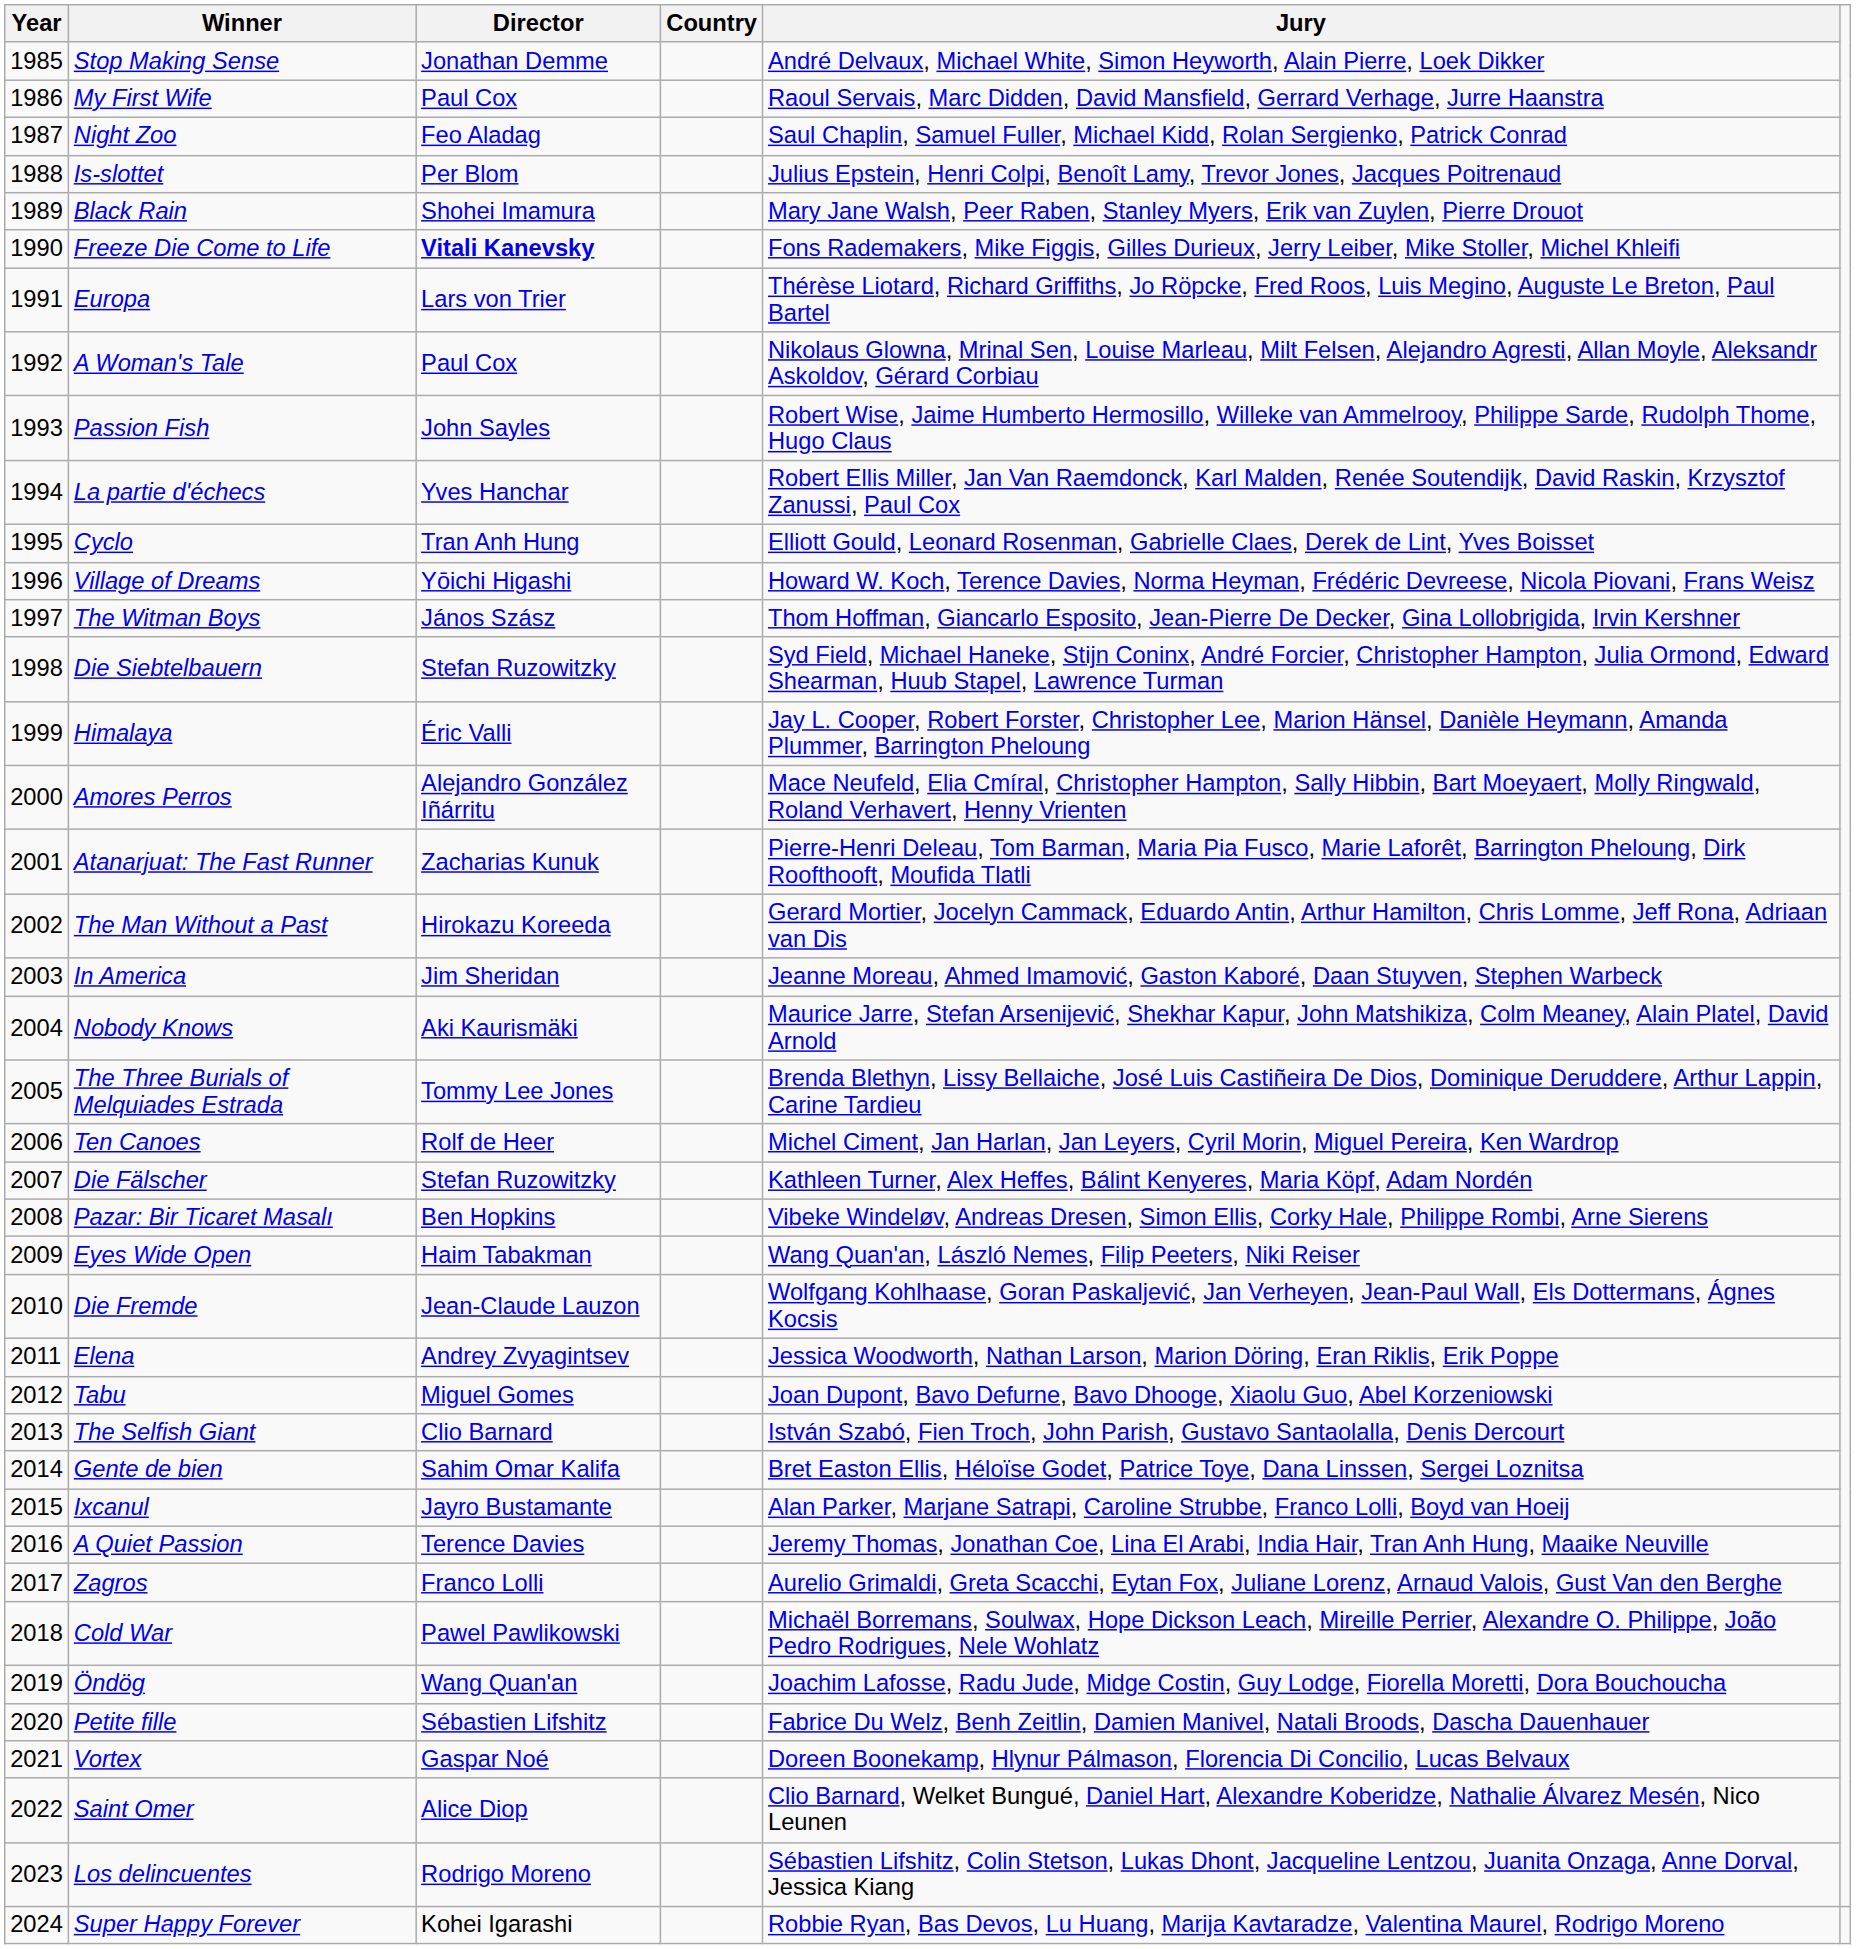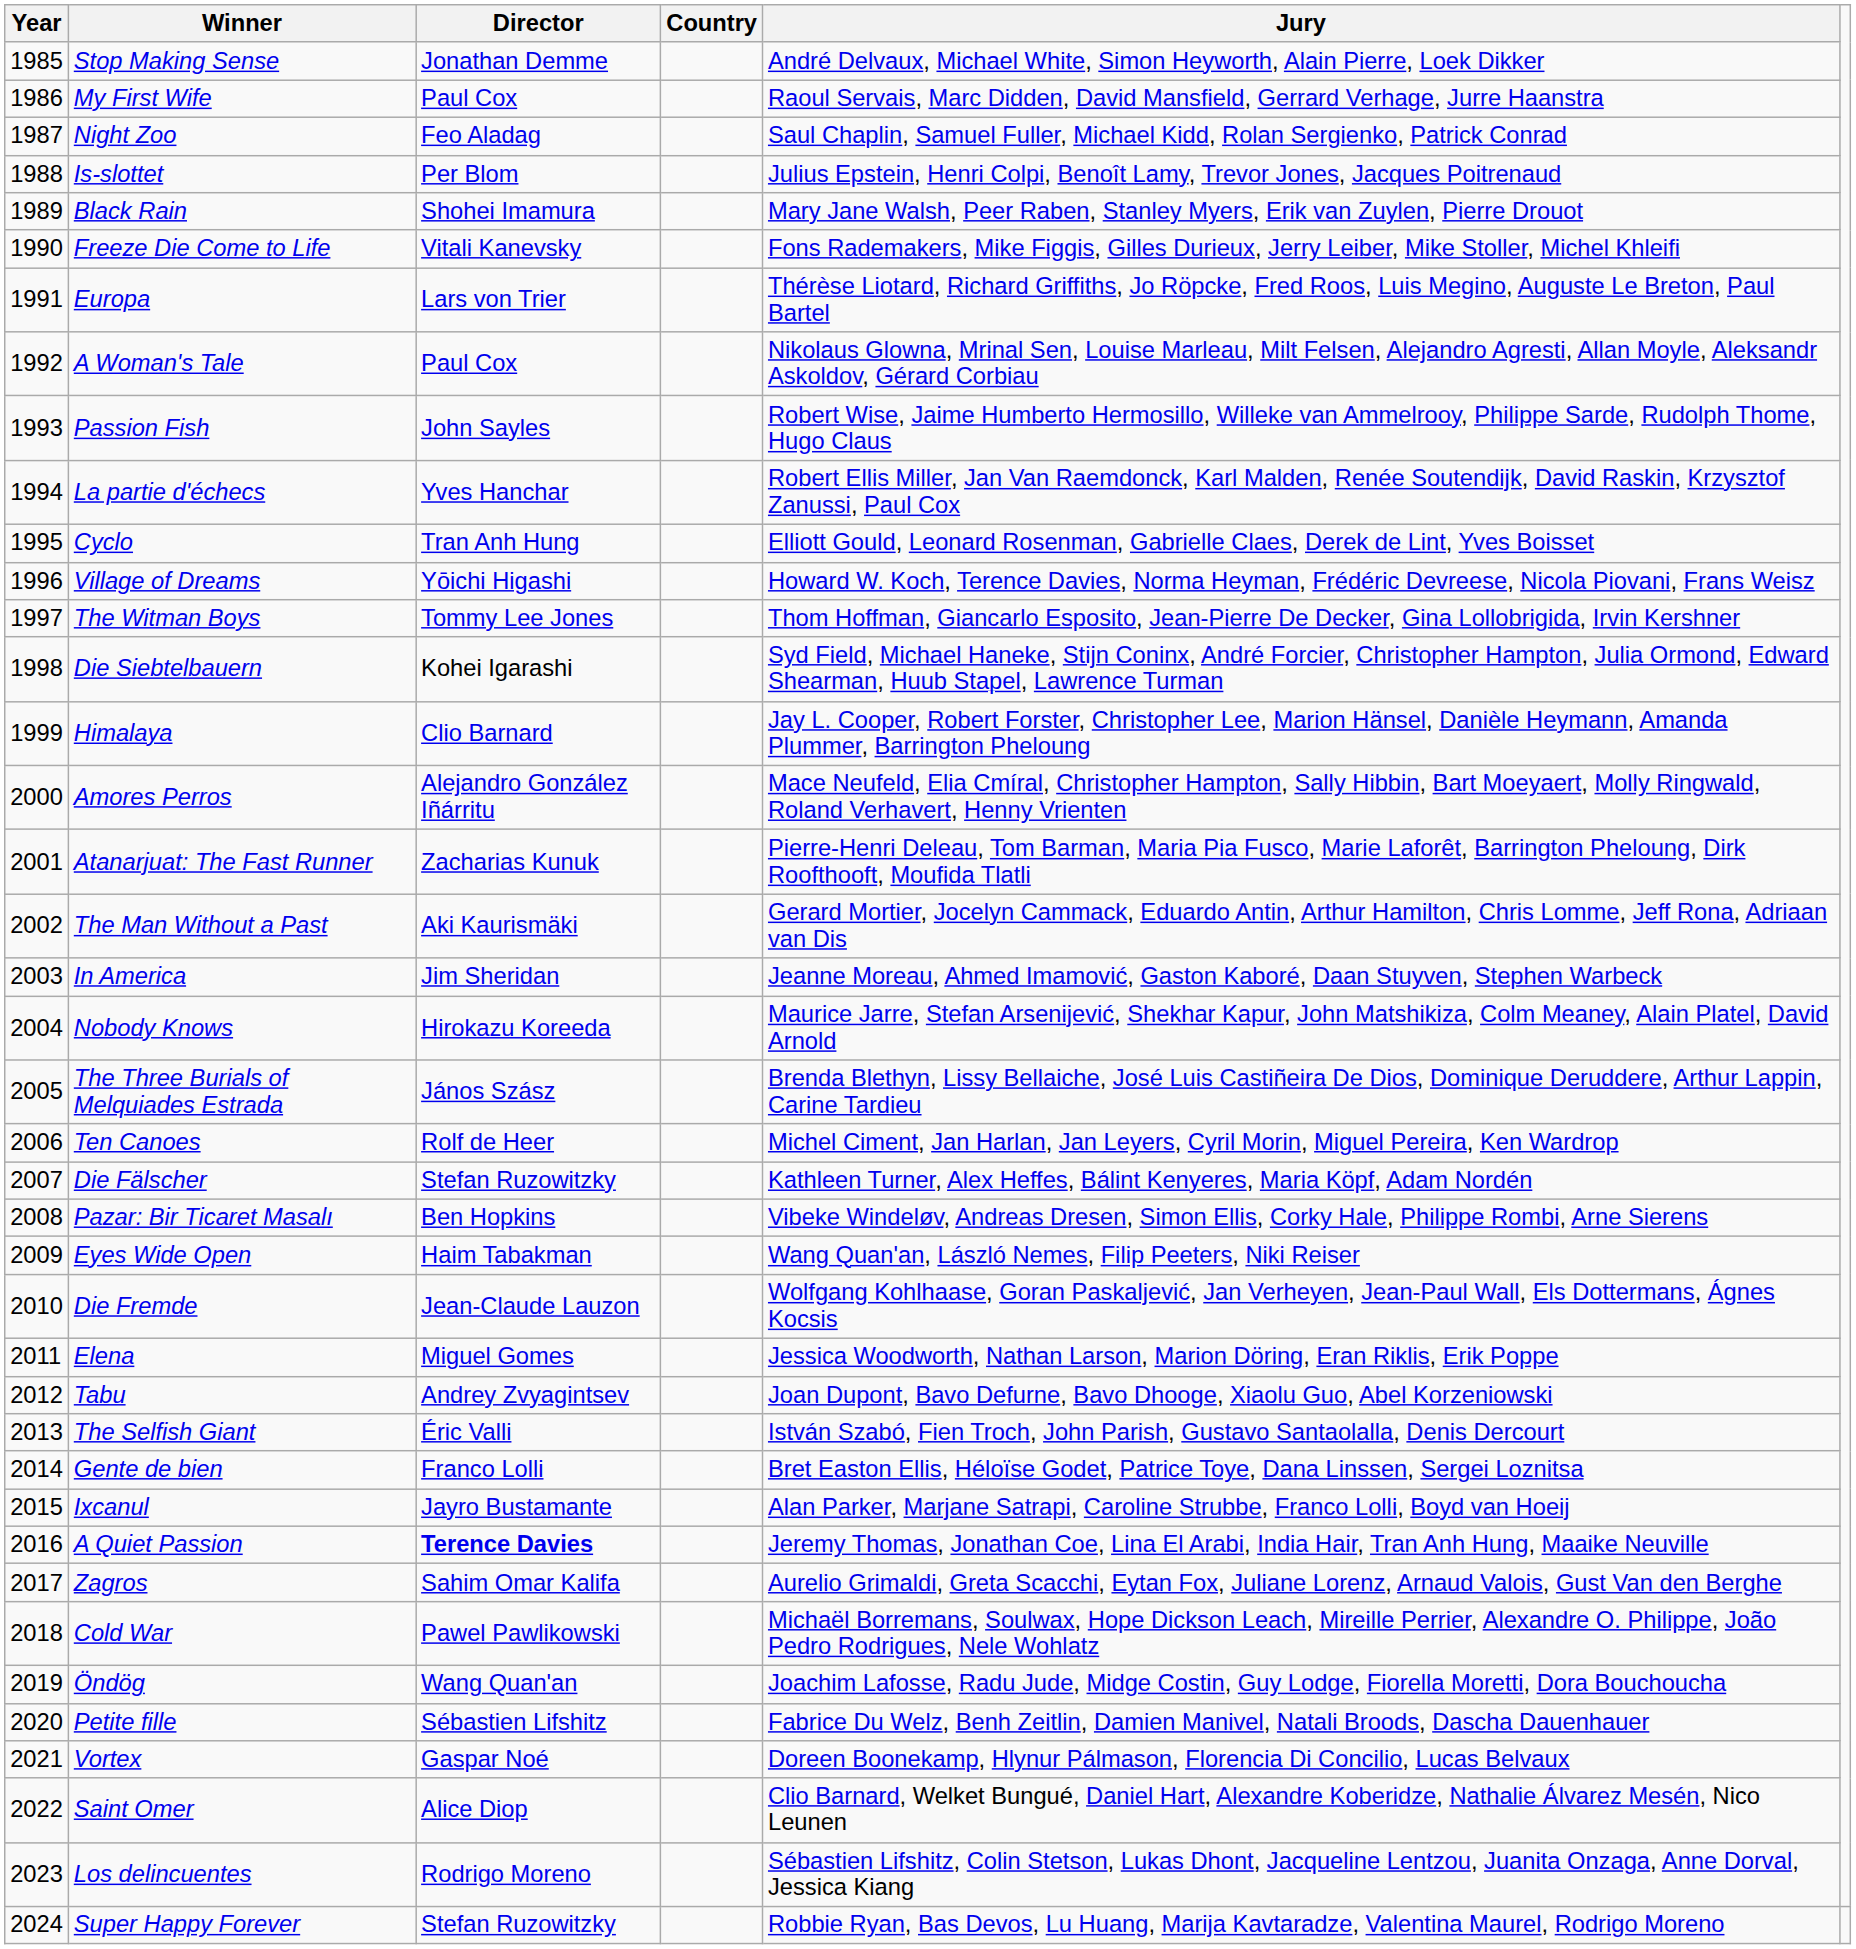(508, 248) bold -> (501, 248) normal
(488, 618) János Szász -> (517, 618) Tommy Lee Jones
(518, 668) Stefan Ruzowitzky -> (497, 668) Kohei Igarashi
(466, 733) Éric Valli -> (487, 733) Clio Barnard
(516, 925) Hirokazu Koreeda -> (499, 925) Aki Kaurismäki
(499, 1027) Aki Kaurismäki -> (516, 1027) Hirokazu Koreeda
(517, 1091) Tommy Lee Jones -> (488, 1091) János Szász
(525, 1356) Andrey Zvyagintsev -> (497, 1356) Miguel Gomes
(497, 1394) Miguel Gomes -> (525, 1394) Andrey Zvyagintsev
(487, 1432) Clio Barnard -> (466, 1432) Éric Valli
(520, 1469) Sahim Omar Kalifa -> (482, 1469) Franco Lolli
(503, 1544) normal -> (507, 1544) bold
(482, 1582) Franco Lolli -> (520, 1582) Sahim Omar Kalifa
(497, 1925) Kohei Igarashi -> (518, 1925) Stefan Ruzowitzky
